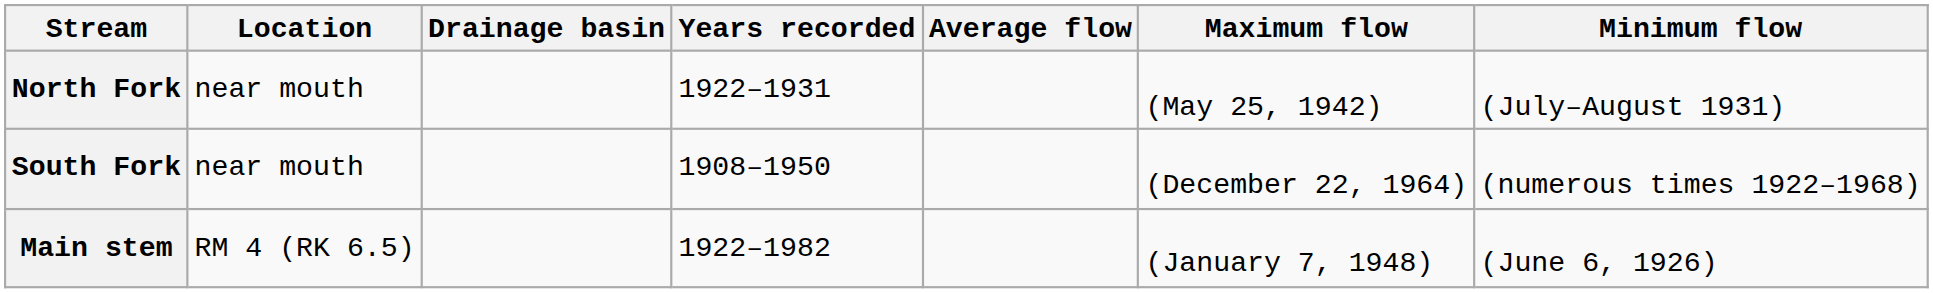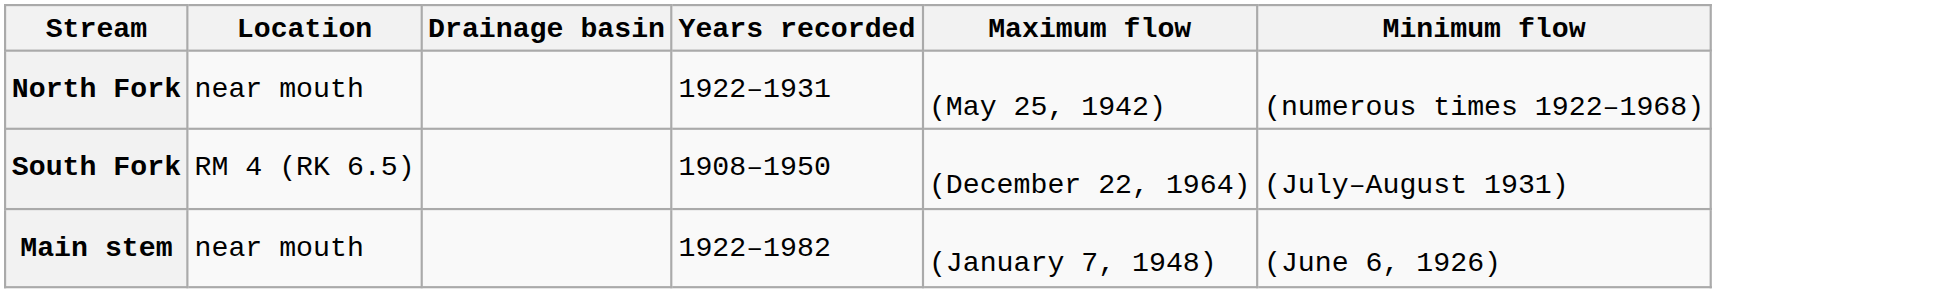- column: (1030, 28)
(1633, 107) (July–August 1931) -> (1484, 107) (numerous times 1922–1968)
(279, 169) near mouth -> (305, 169) RM 4 (RK 6.5)
(1701, 185) (numerous times 1922–1968) -> (1416, 185) (July–August 1931)
(305, 247) RM 4 (RK 6.5) -> (279, 247) near mouth
